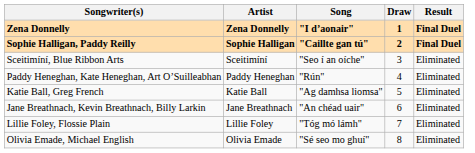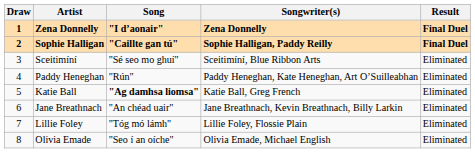columns swapped: (399, 12) <-> (114, 12)
(332, 60) "Seo í an oíche" -> (144, 60) "Sé seo mo ghuí"
(341, 92) normal -> (154, 92) bold
(334, 140) "Sé seo mo ghuí" -> (141, 140) "Seo í an oíche"
